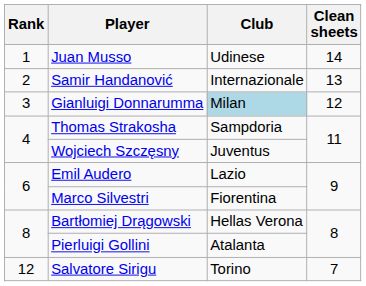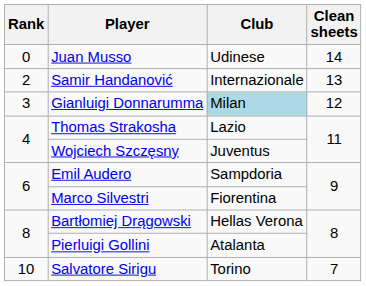(26, 56) 1 -> (26, 56) 0
(246, 127) Sampdoria -> (228, 127) Lazio
(228, 174) Lazio -> (246, 174) Sampdoria
(26, 269) 12 -> (26, 269) 10
